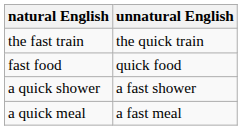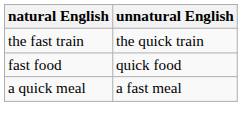- row: (54, 88)
